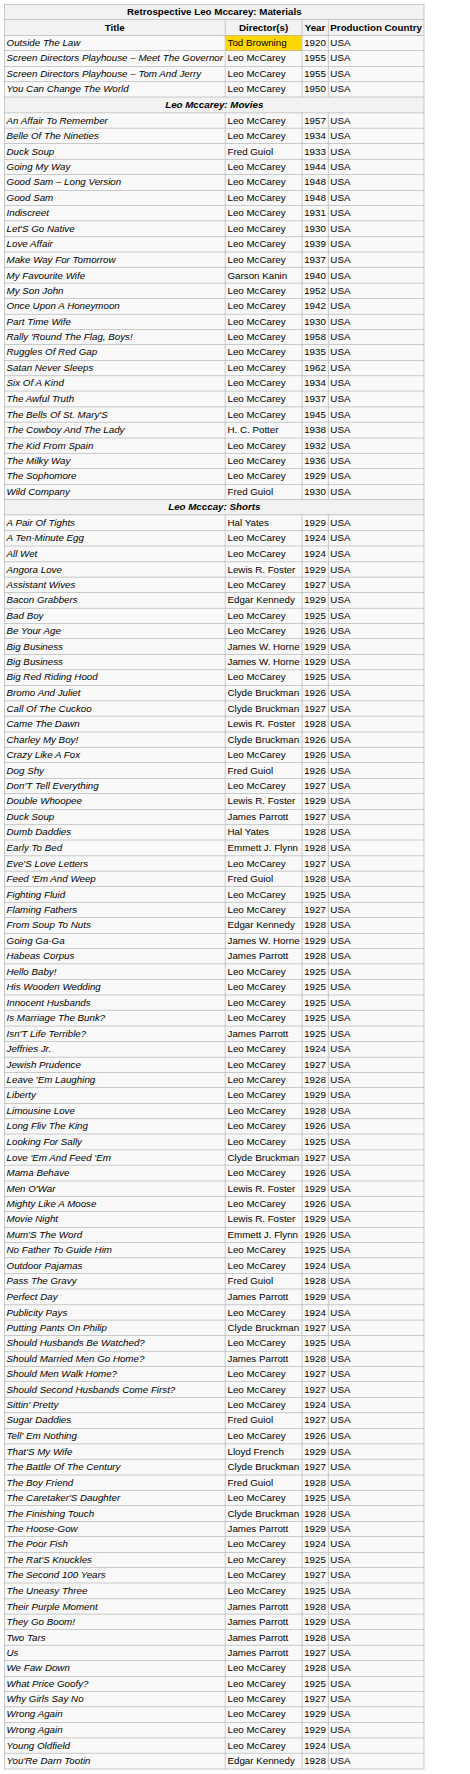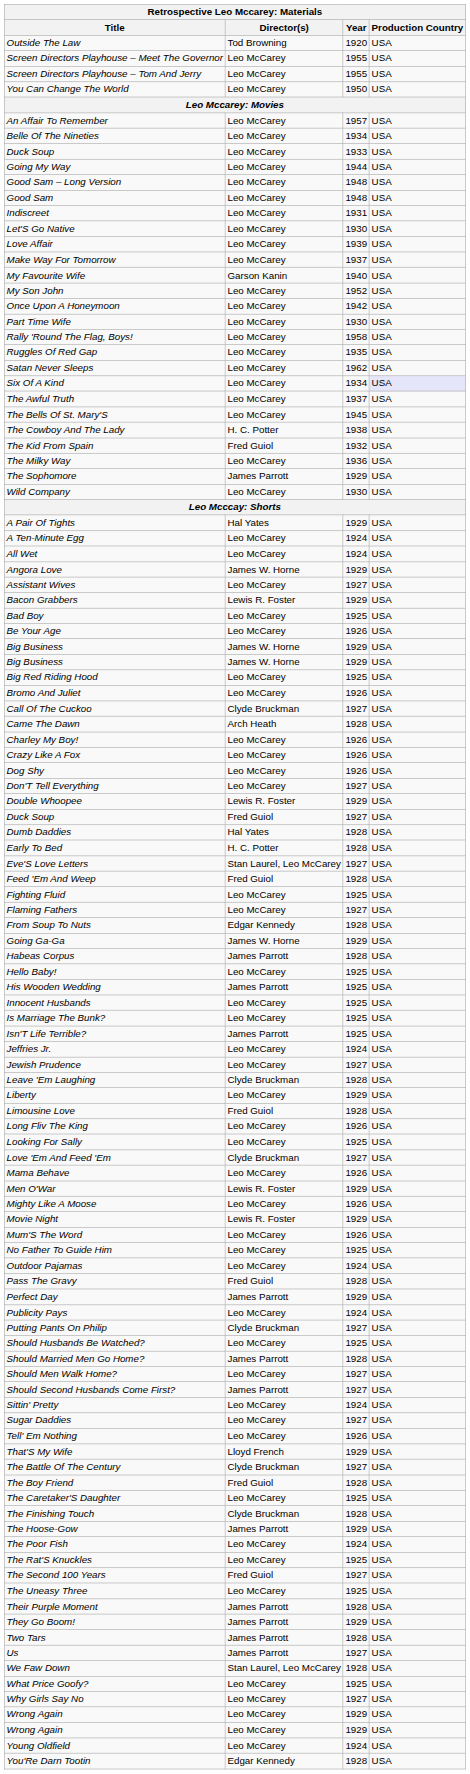(257, 43) gold background -> (257, 43) no background
(250, 151) Fred Guiol -> (257, 151) Leo McCarey
(340, 383) no background -> (382, 383) lavender background
(257, 445) Leo McCarey -> (250, 445) Fred Guiol
(257, 476) Leo McCarey -> (258, 476) James Parrott
(250, 492) Fred Guiol -> (257, 492) Leo McCarey
(261, 569) Lewis R. Foster -> (264, 569) James W. Horne
(261, 600) Edgar Kennedy -> (261, 600) Lewis R. Foster
(263, 693) Clyde Bruckman -> (257, 693) Leo McCarey
(261, 724) Lewis R. Foster -> (252, 724) Arch Heath
(263, 739) Clyde Bruckman -> (257, 739) Leo McCarey
(250, 770) Fred Guiol -> (257, 770) Leo McCarey
(258, 817) James Parrott -> (250, 817) Fred Guiol
(263, 848) Emmett J. Flynn -> (253, 848) H. C. Potter
(257, 863) Leo McCarey -> (284, 863) Stan Laurel, Leo McCarey
(257, 987) Leo McCarey -> (258, 987) James Parrott
(257, 1080) Leo McCarey -> (263, 1080) Clyde Bruckman
(257, 1111) Leo McCarey -> (250, 1111) Fred Guiol
(263, 1235) Emmett J. Flynn -> (257, 1235) Leo McCarey
(257, 1389) Leo McCarey -> (258, 1389) James Parrott
(250, 1420) Fred Guiol -> (257, 1420) Leo McCarey
(257, 1575) Leo McCarey -> (250, 1575) Fred Guiol
(257, 1668) Leo McCarey -> (284, 1668) Stan Laurel, Leo McCarey
